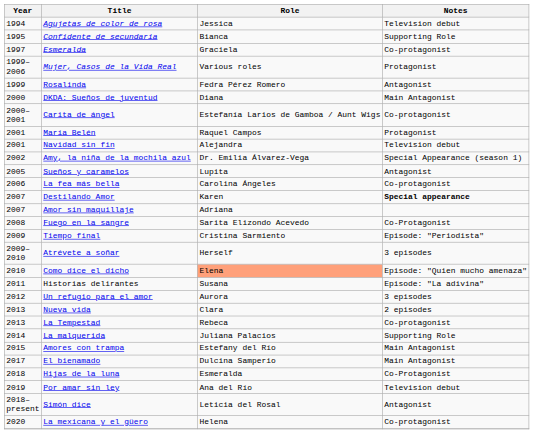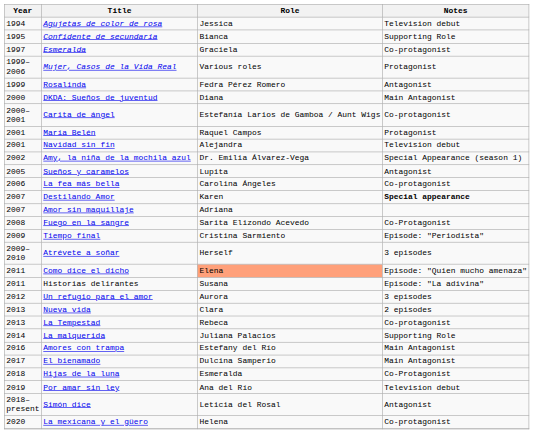(16, 271) 2010 -> (16, 271) 2011
(16, 348) 2015 -> (16, 348) 2016
